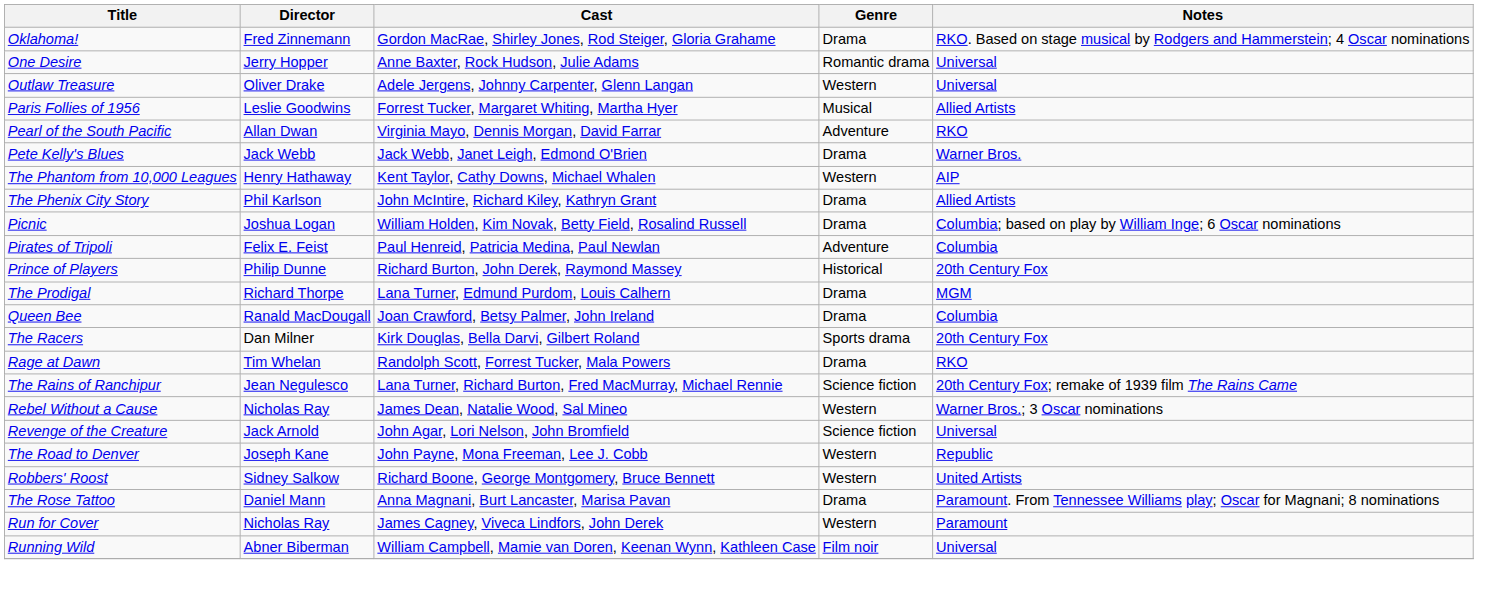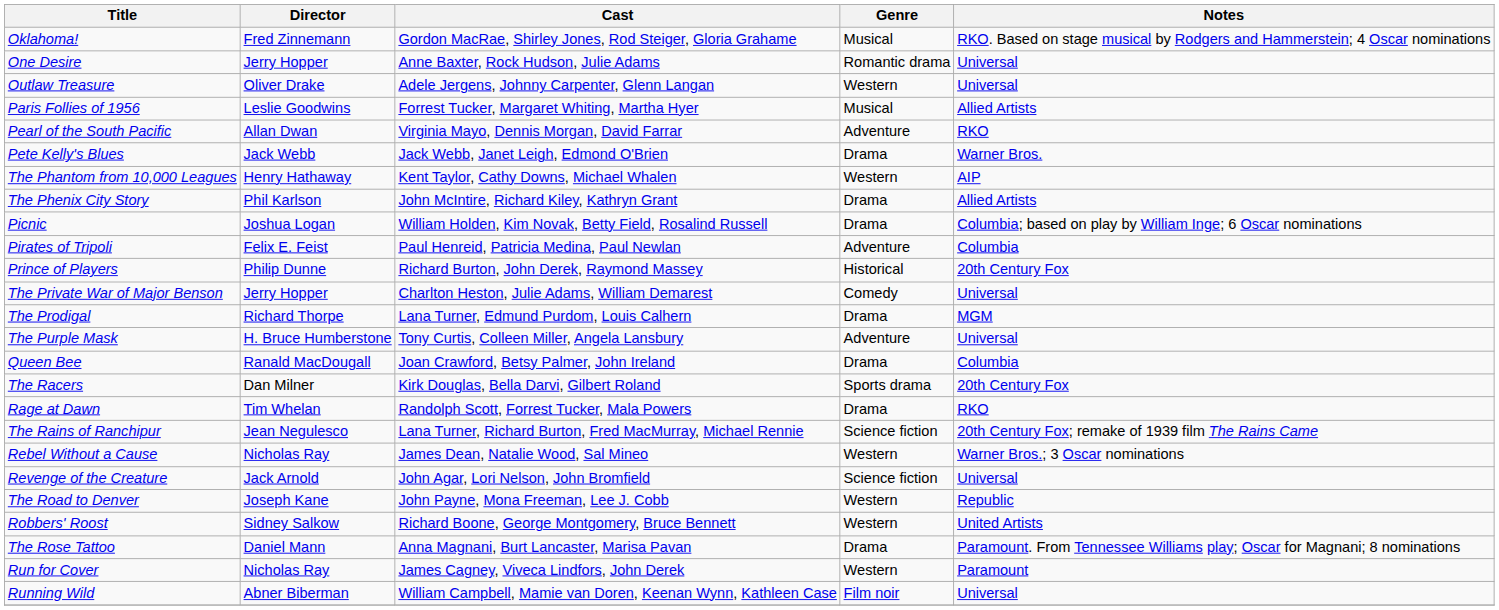(844, 39) Drama -> (868, 39) Musical
+ row: (115, 293)
+ row: (63, 339)
